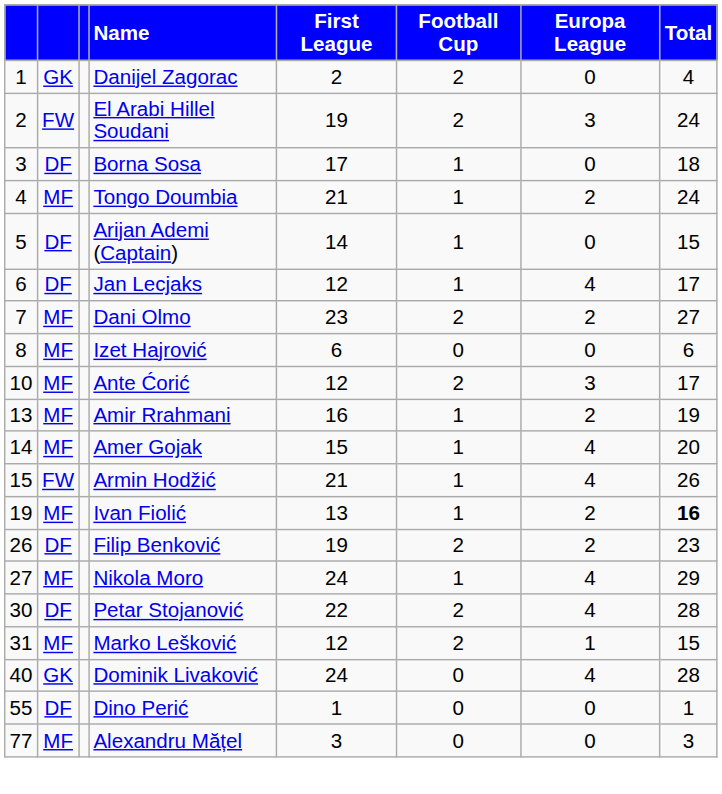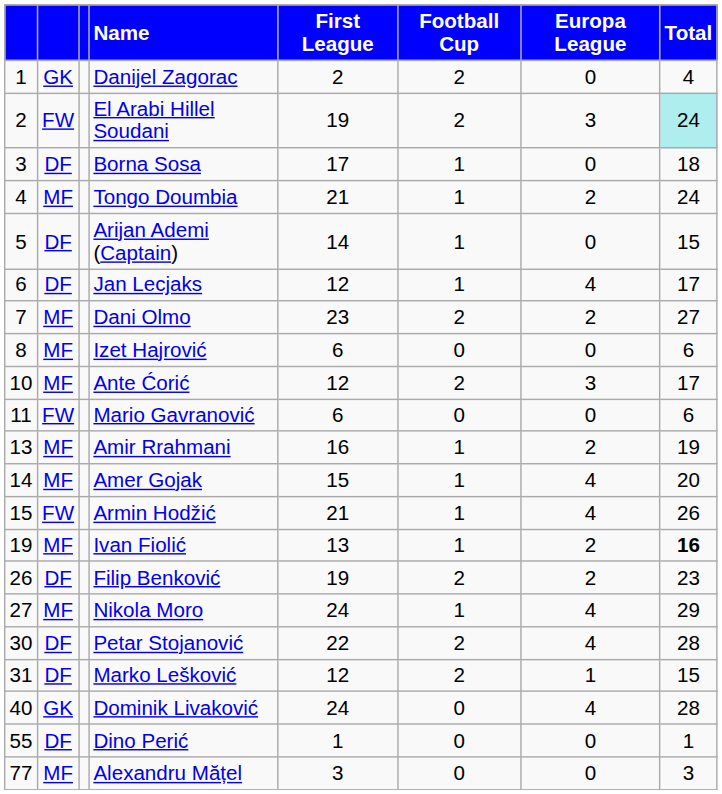(688, 121) no background -> (688, 121) paleturquoise background
+ row: (174, 415)
(58, 643) MF -> (58, 676) DF
